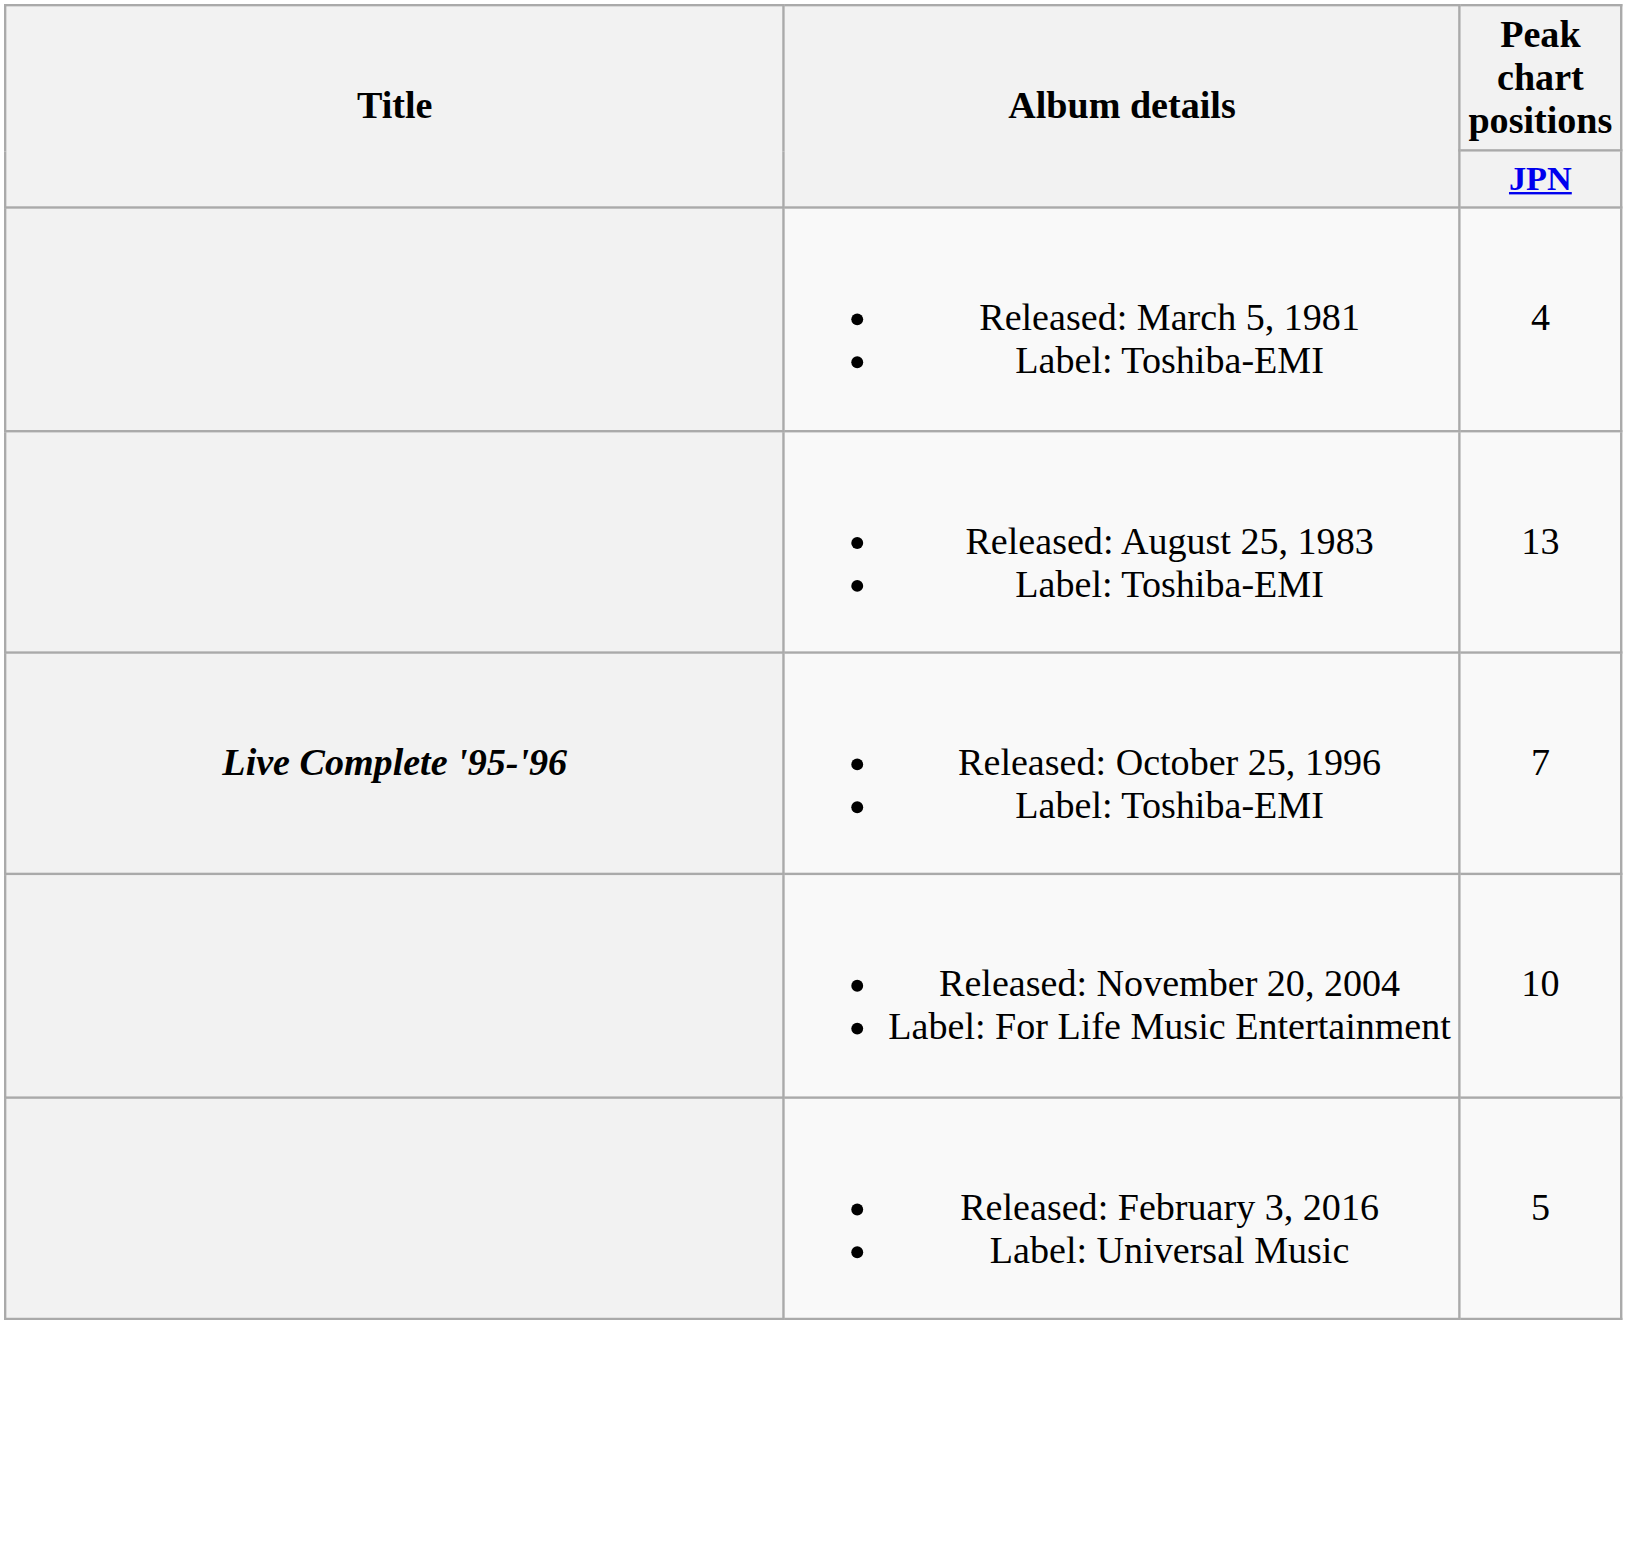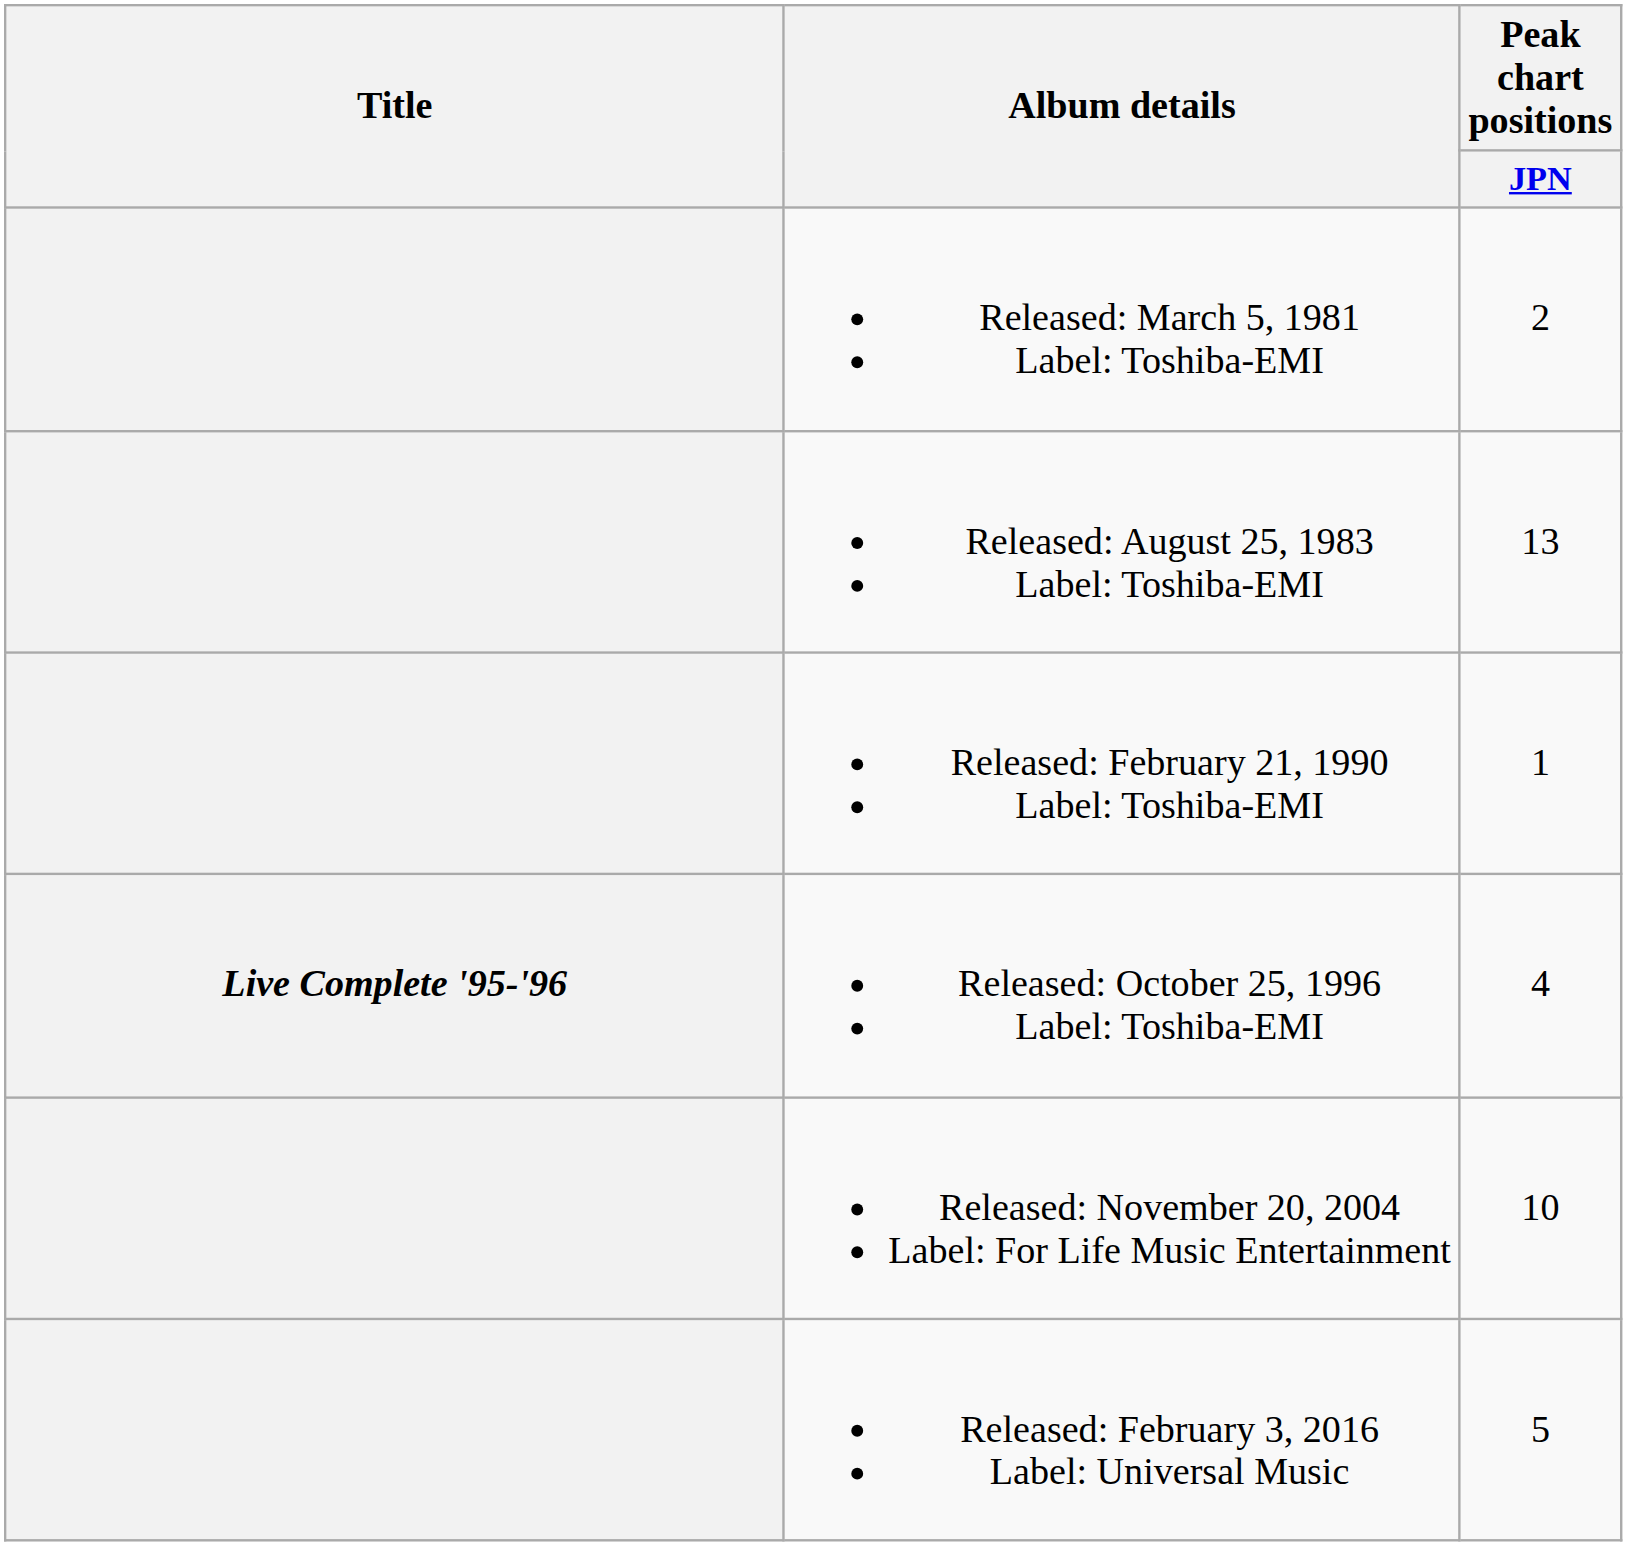(1540, 318) 4 -> (1540, 318) 2
+ row: (1122, 785)
(1540, 762) 7 -> (1540, 984) 4
